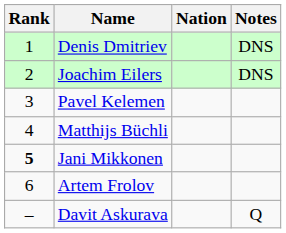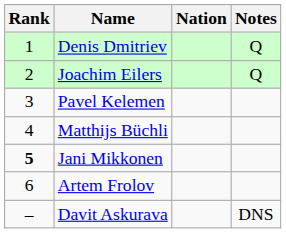(256, 46) DNS -> (256, 46) Q
(256, 74) DNS -> (256, 74) Q
(256, 213) Q -> (256, 213) DNS
